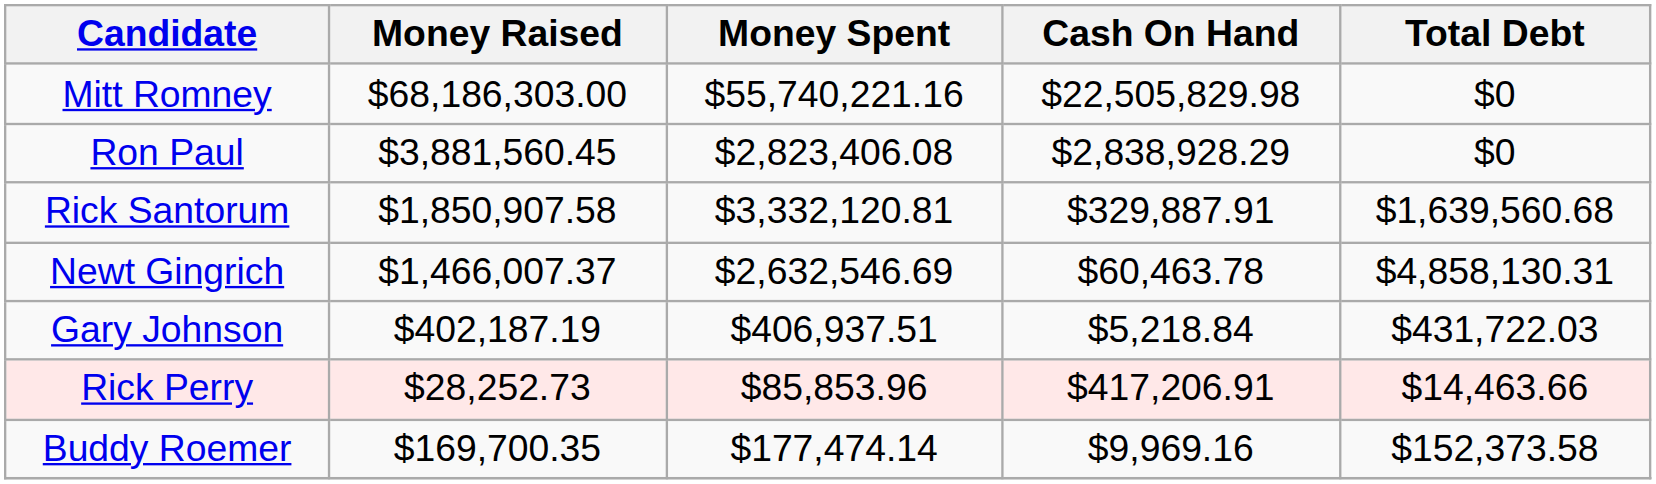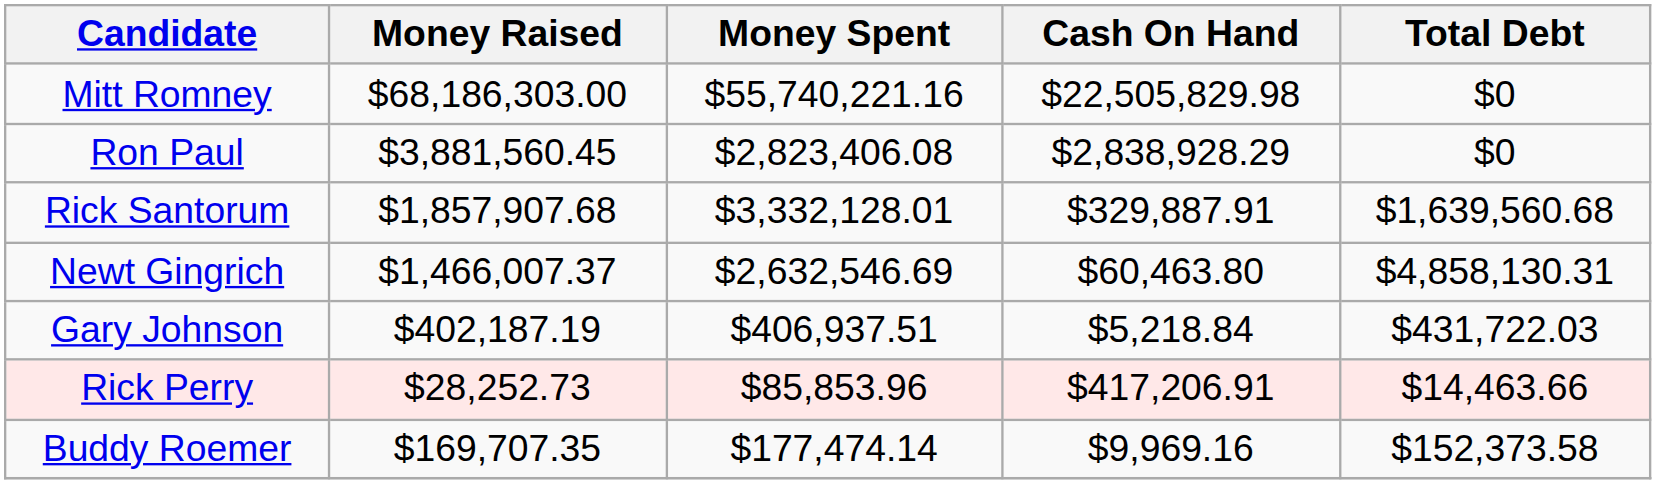(497, 211) $1,850,907.58 -> (497, 211) $1,857,907.68
(834, 211) $3,332,120.81 -> (834, 211) $3,332,128.01
(1171, 270) $60,463.78 -> (1171, 270) $60,463.80
(497, 447) $169,700.35 -> (497, 447) $169,707.35
